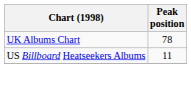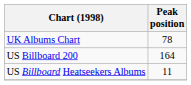+ row: (42, 55)
